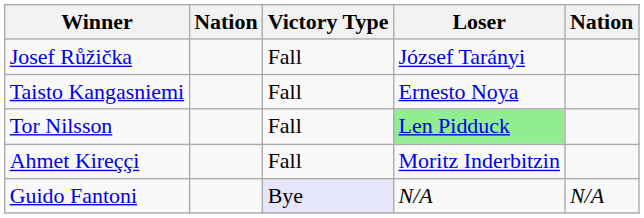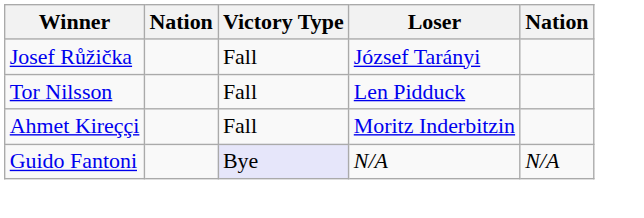- row: (97, 91)
(454, 126) lightgreen background -> (409, 91) no background
